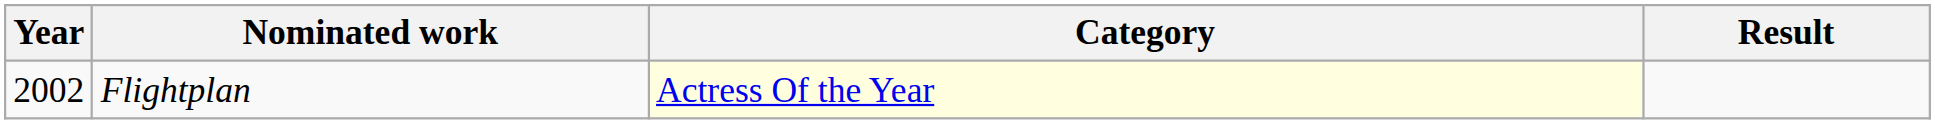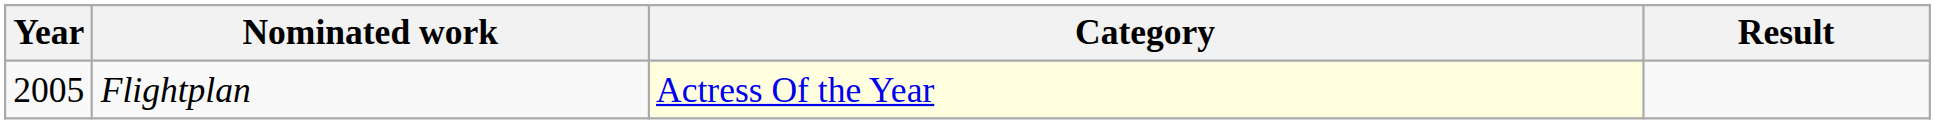(49, 88) 2002 -> (49, 88) 2005
